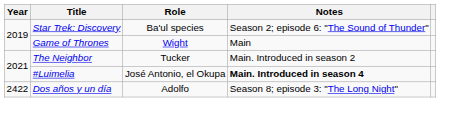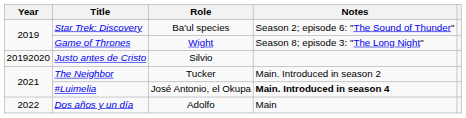(240, 43) Main -> (340, 43) Season 8; episode 3: "The Long Night"
+ row: (100, 58)
(17, 89) 2422 -> (28, 105) 2022
(314, 89) Season 8; episode 3: "The Long Night" -> (266, 105) Main
